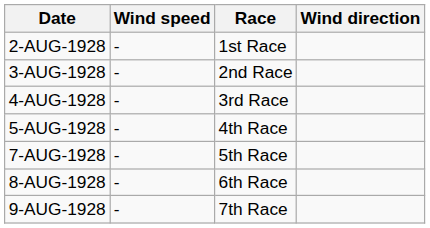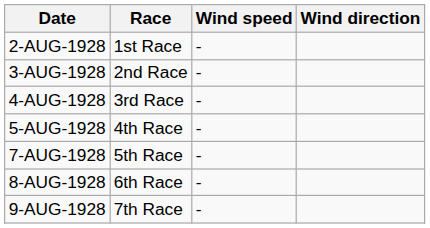columns swapped: (256, 19) <-> (162, 19)
